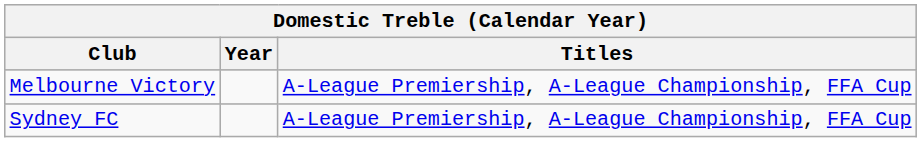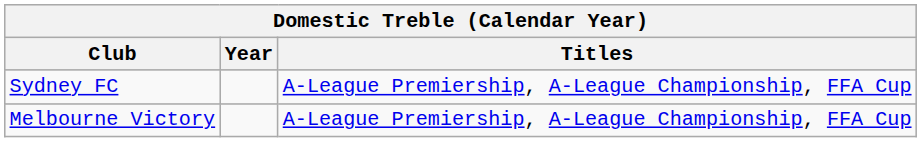rows swapped: (112, 87) <-> (64, 120)
